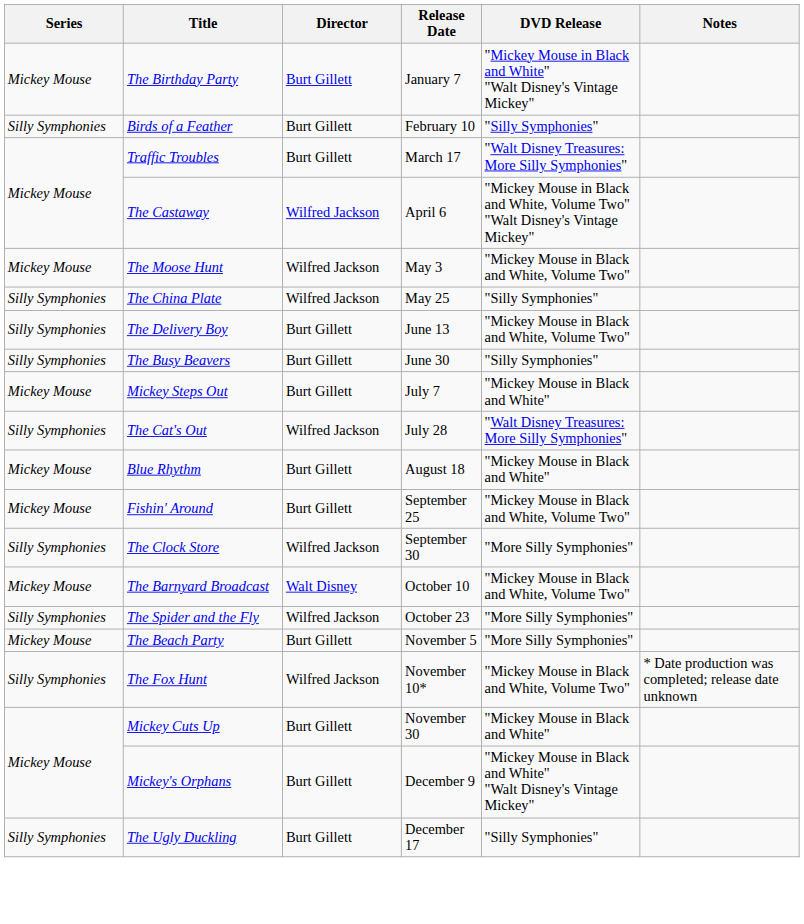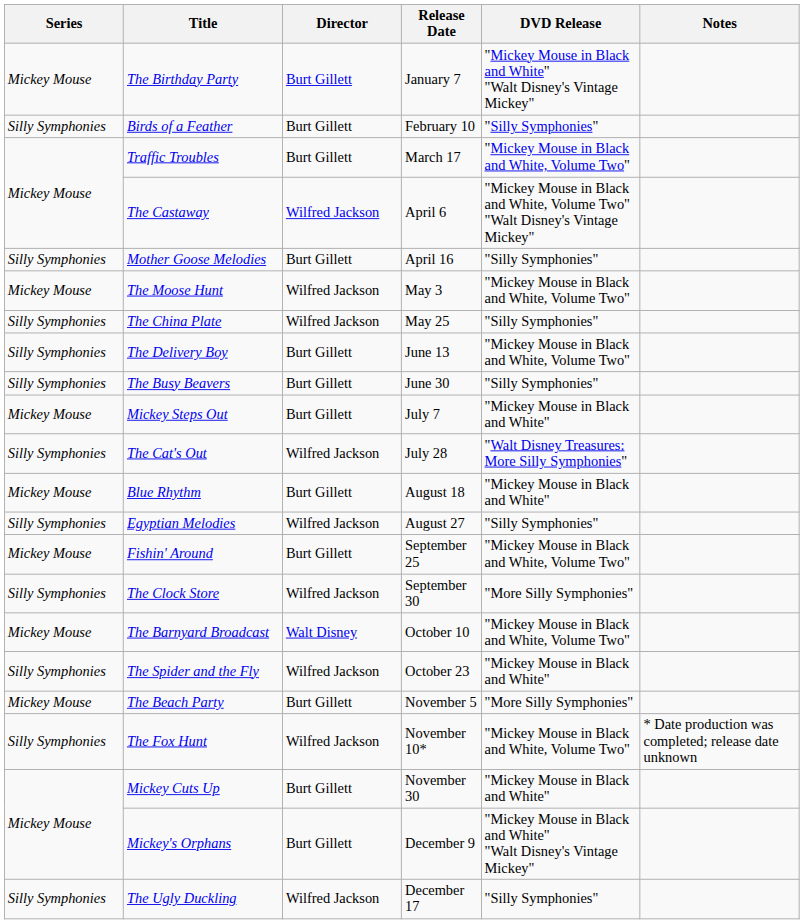(556, 157) "Walt Disney Treasures: More Silly Symphonies" -> (557, 157) "Mickey Mouse in Black and White, Volume Two"
+ row: (197, 259)
+ row: (181, 523)
(559, 617) "More Silly Symphonies" -> (557, 671) "Mickey Mouse in Black and White"
(319, 837) Burt Gillett -> (333, 899) Wilfred Jackson
